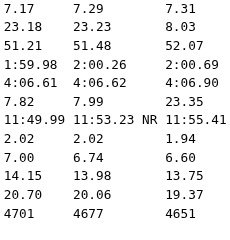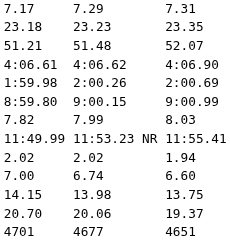(181, 27) 8.03 -> (184, 27) 23.35
rows swapped: (31, 64) <-> (31, 83)
+ row: (31, 101)
(184, 101) 23.35 -> (181, 120) 8.03
